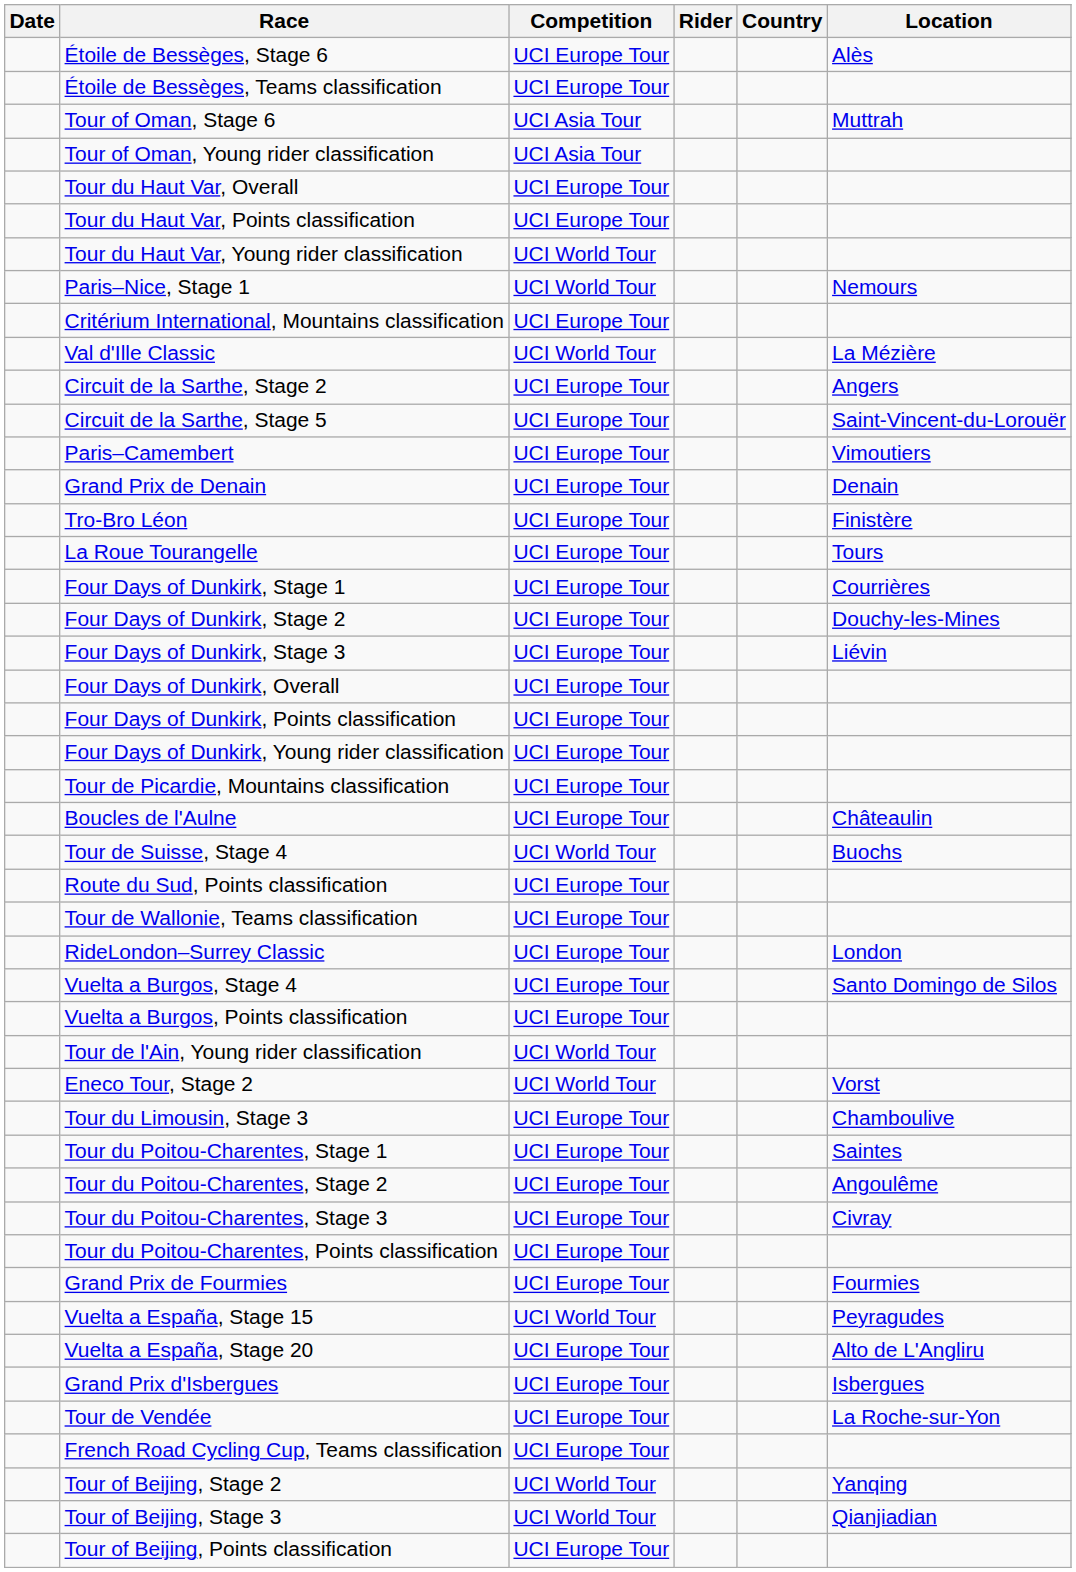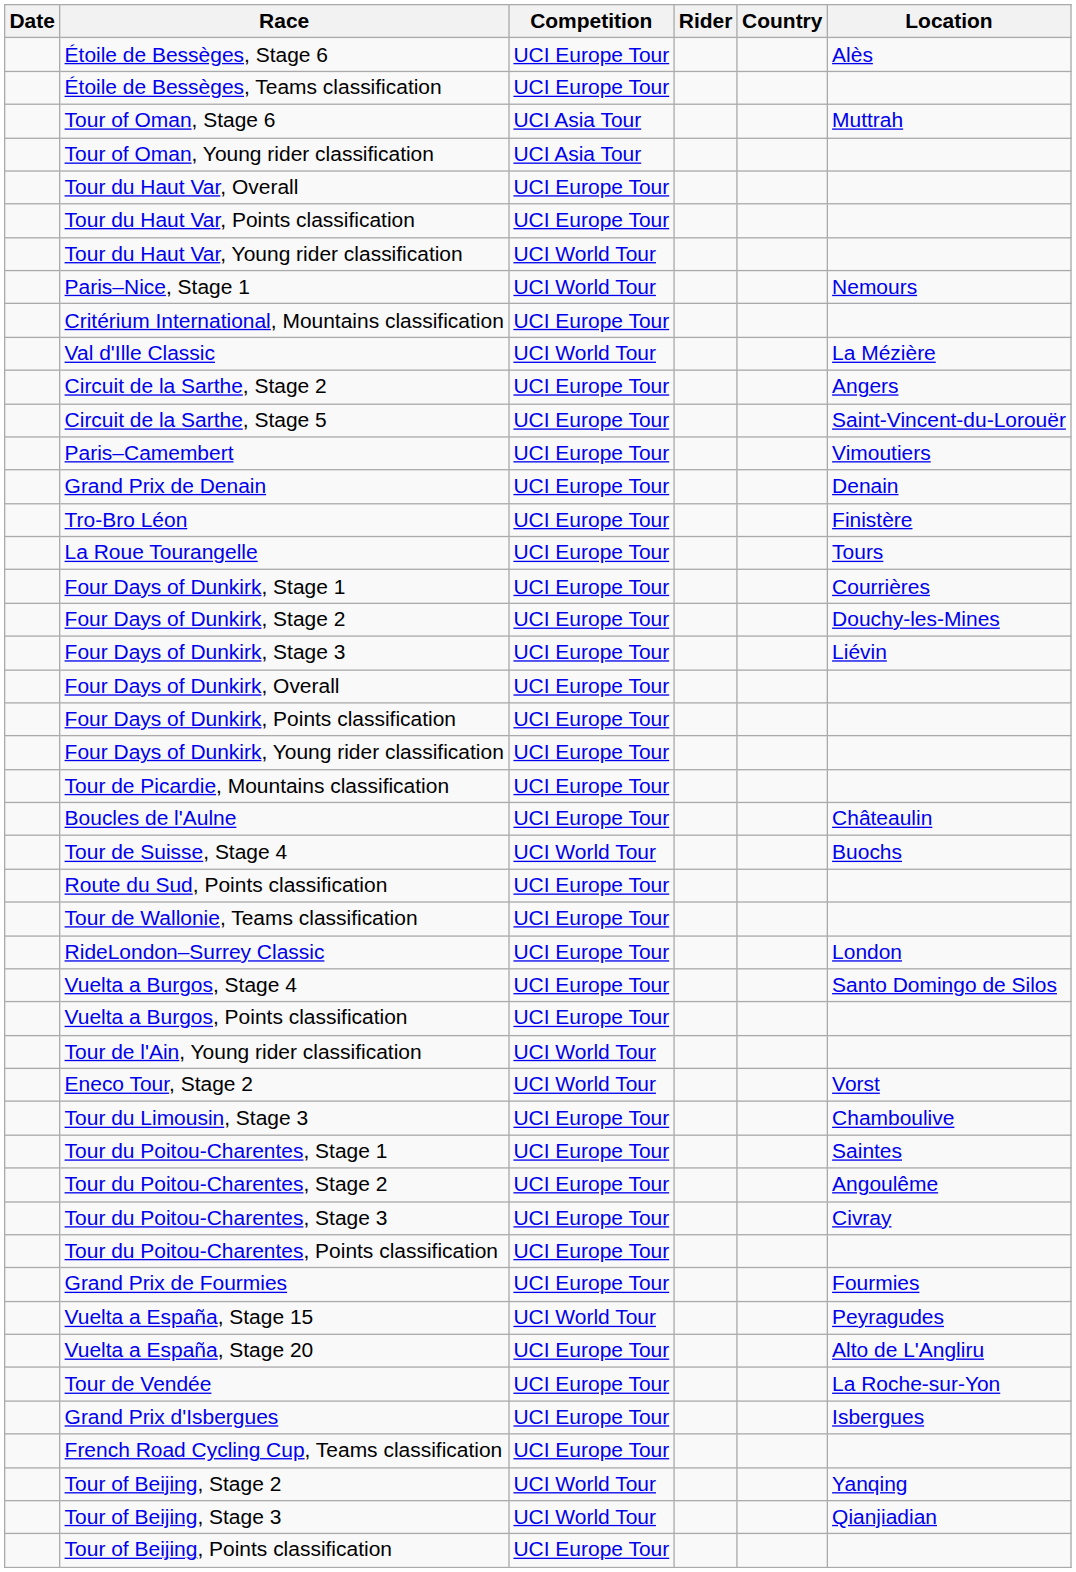rows swapped: (171, 1384) <-> (138, 1417)
